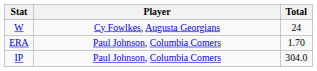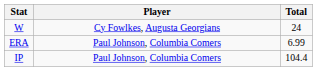(296, 43) 1.70 -> (296, 43) 6.99
(296, 58) 304.0 -> (296, 58) 104.4
